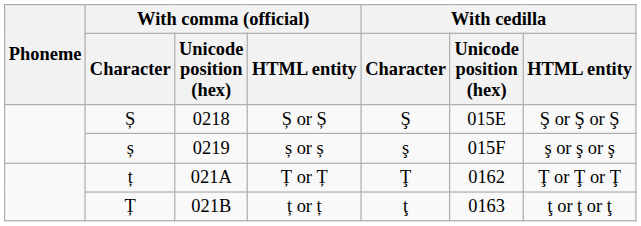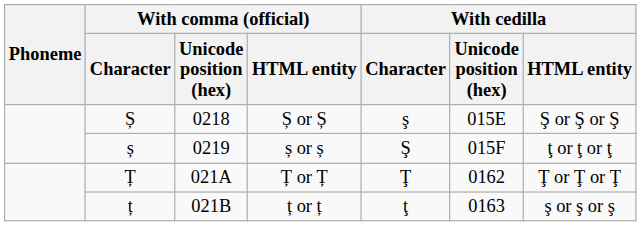(406, 118) Ş -> (406, 118) ş
(406, 148) ş -> (406, 148) Ş
(580, 148) ş or ş or ş -> (580, 148) ţ or ţ or ţ
(130, 177) ț -> (130, 177) Ț
(130, 206) Ț -> (130, 206) ț
(580, 206) ţ or ţ or ţ -> (580, 206) ş or ş or ş
